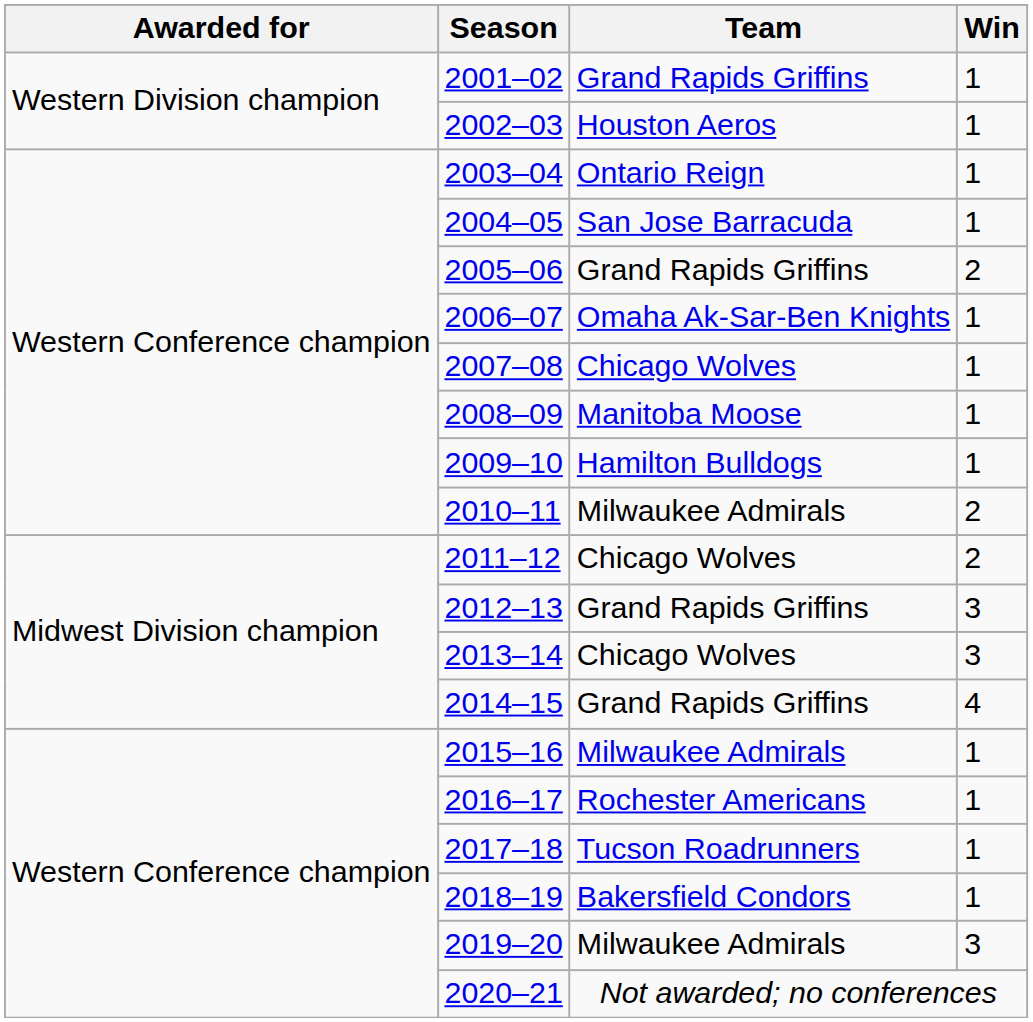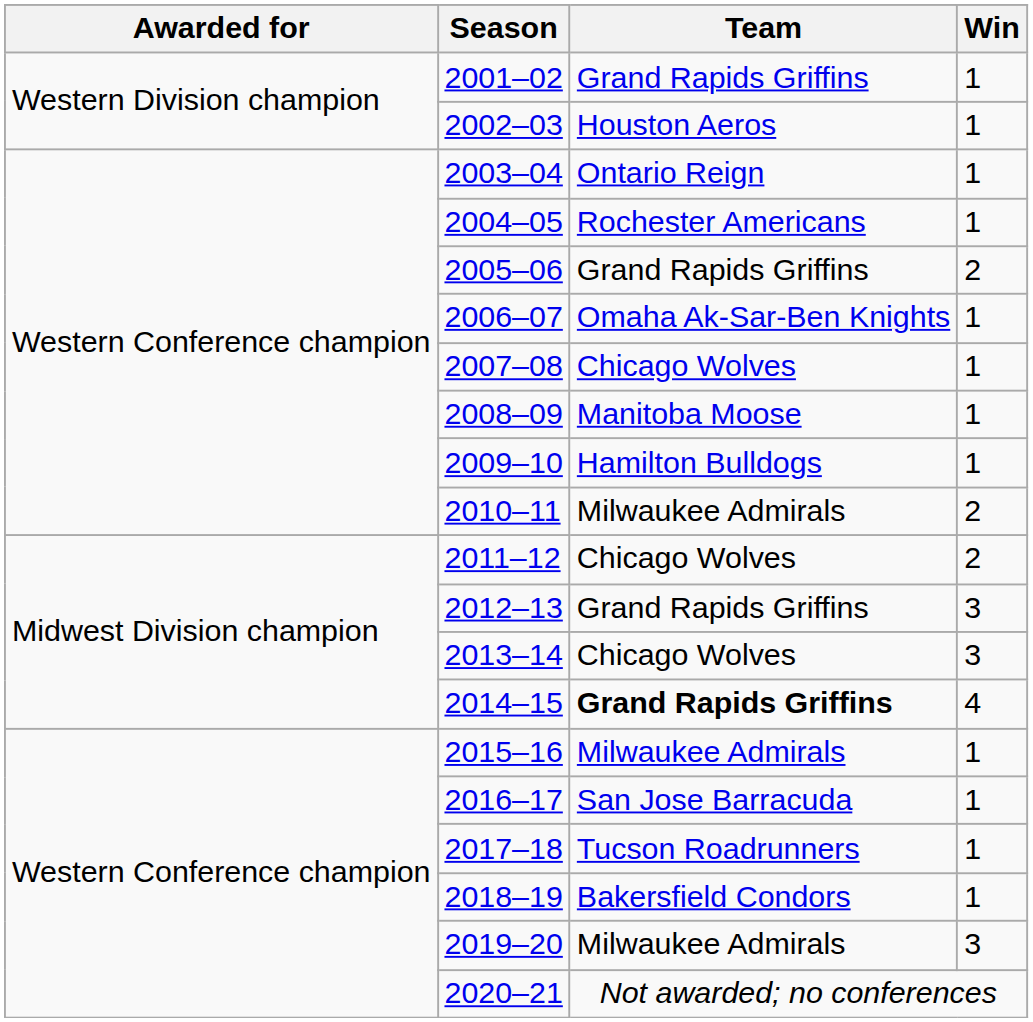(715, 221) San Jose Barracuda -> (721, 221) Rochester Americans
(723, 703) normal -> (735, 703) bold
(721, 800) Rochester Americans -> (715, 800) San Jose Barracuda
